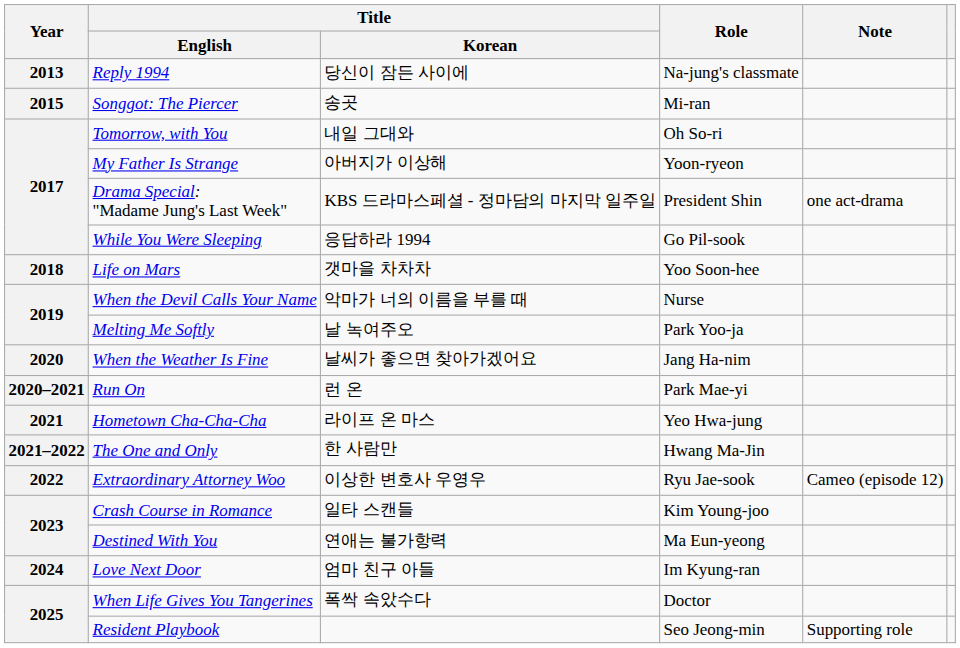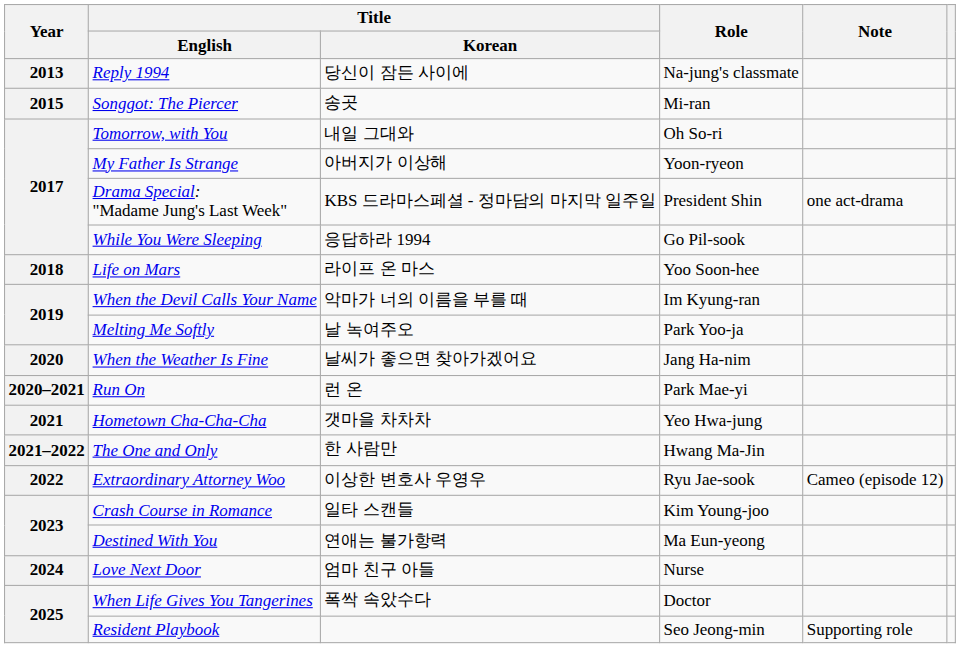(377, 269) 갯마을 차차차 -> (380, 269) 라이프 온 마스
(684, 299) Nurse -> (712, 299) Im Kyung-ran
(380, 419) 라이프 온 마스 -> (377, 419) 갯마을 차차차
(712, 570) Im Kyung-ran -> (684, 570) Nurse
